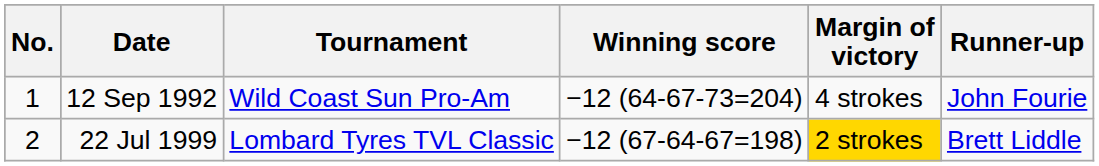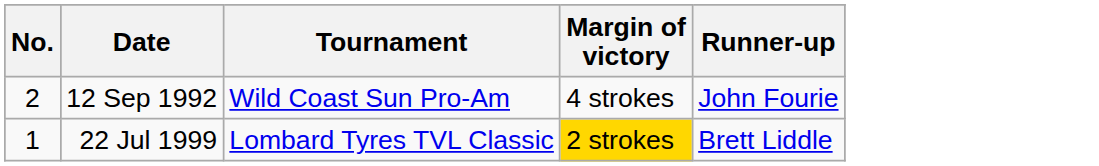- column: (684, 41)
(32, 98) 1 -> (32, 98) 2
(32, 140) 2 -> (32, 140) 1
